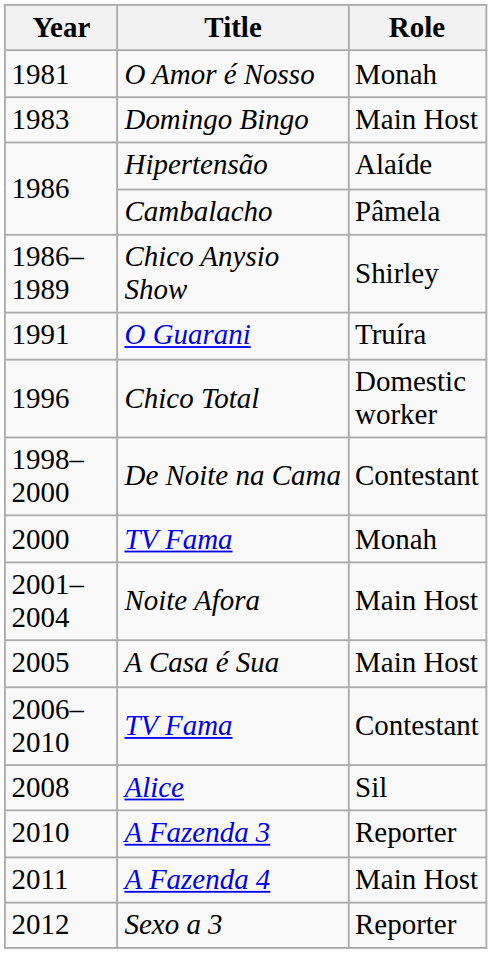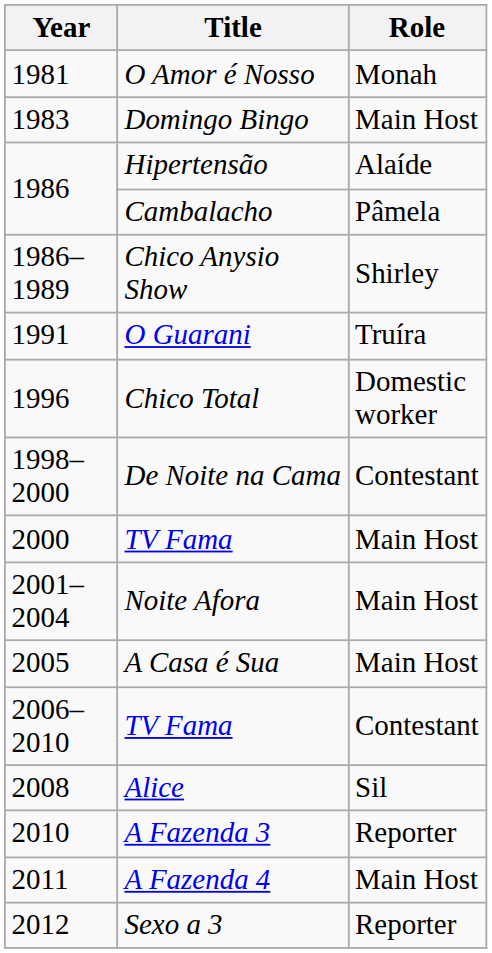(396, 538) Monah -> (417, 538) Main Host
